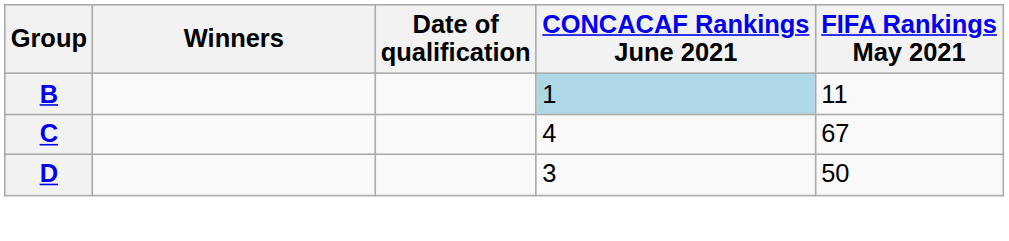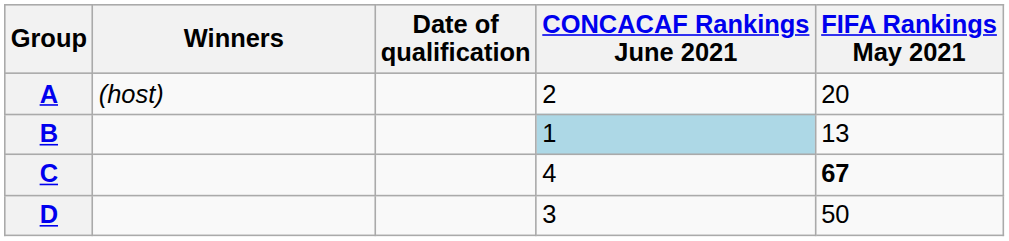+ row: (49, 93)
(834, 93) 11 -> (835, 133) 13
(835, 133) normal -> (835, 174) bold
